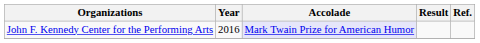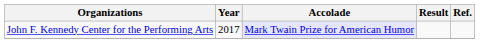(229, 30) 2016 -> (229, 30) 2017
